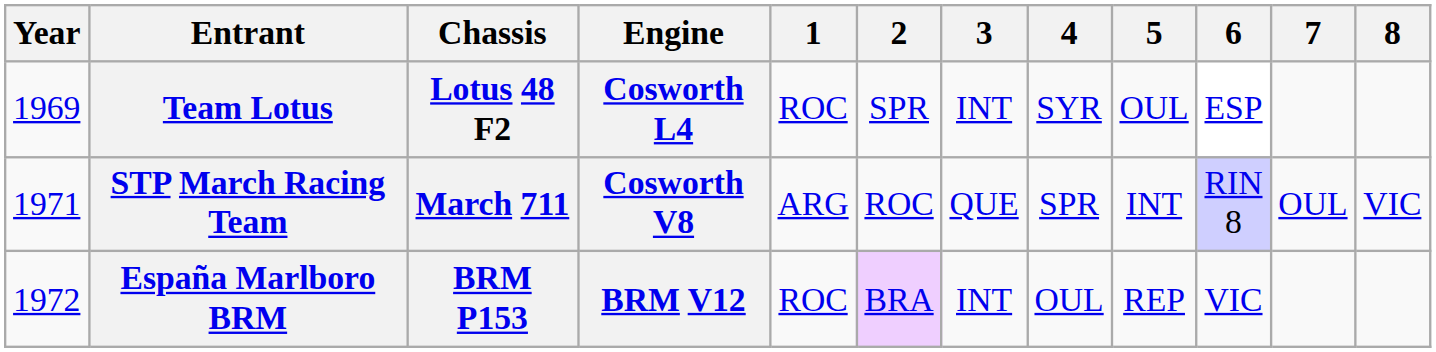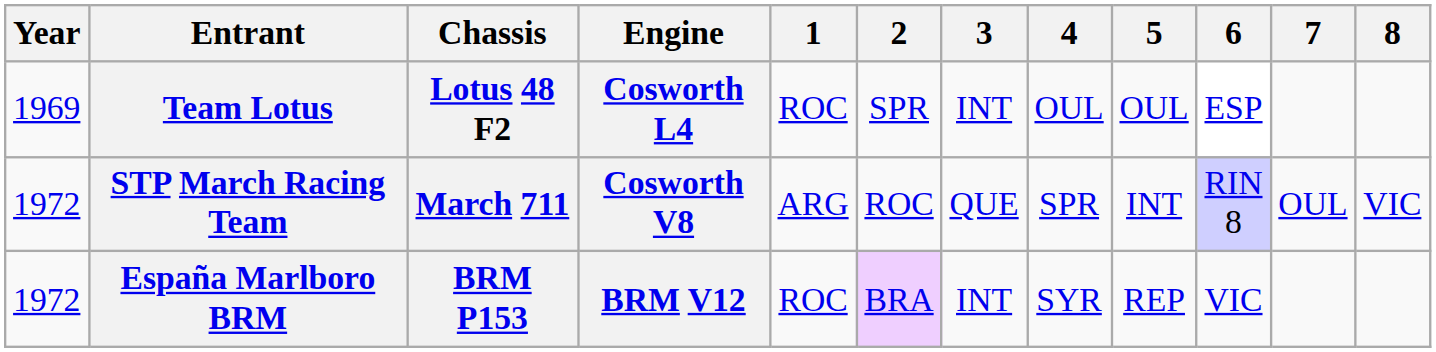(1069, 108) SYR -> (1069, 108) OUL
(47, 203) 1971 -> (47, 203) 1972
(1069, 298) OUL -> (1069, 298) SYR
